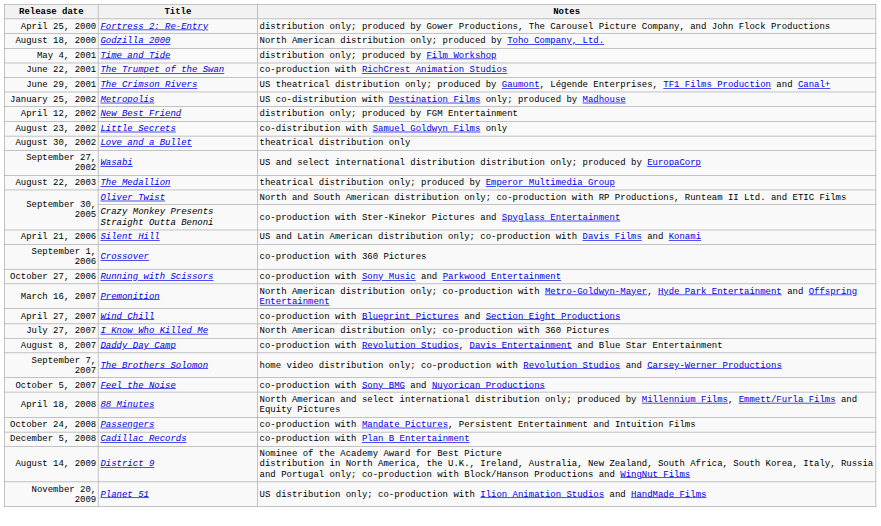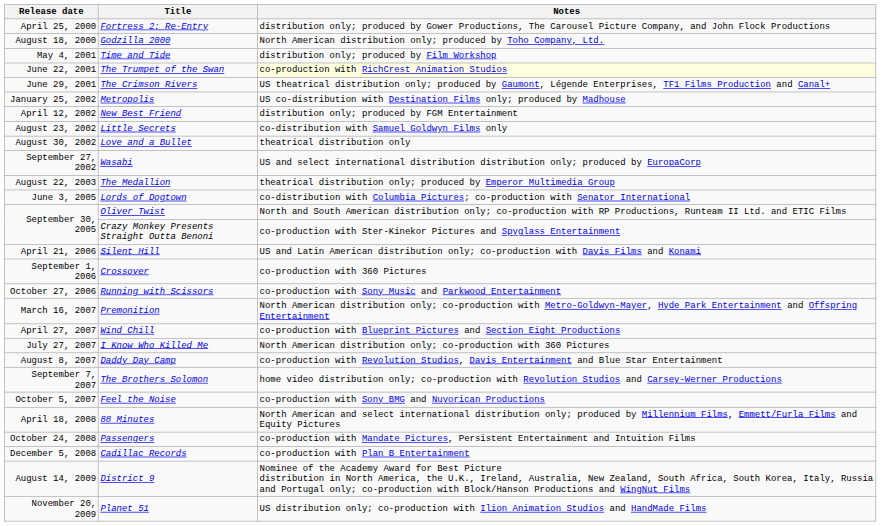(383, 70) no background -> (383, 70) lightyellow background
+ row: (144, 197)
